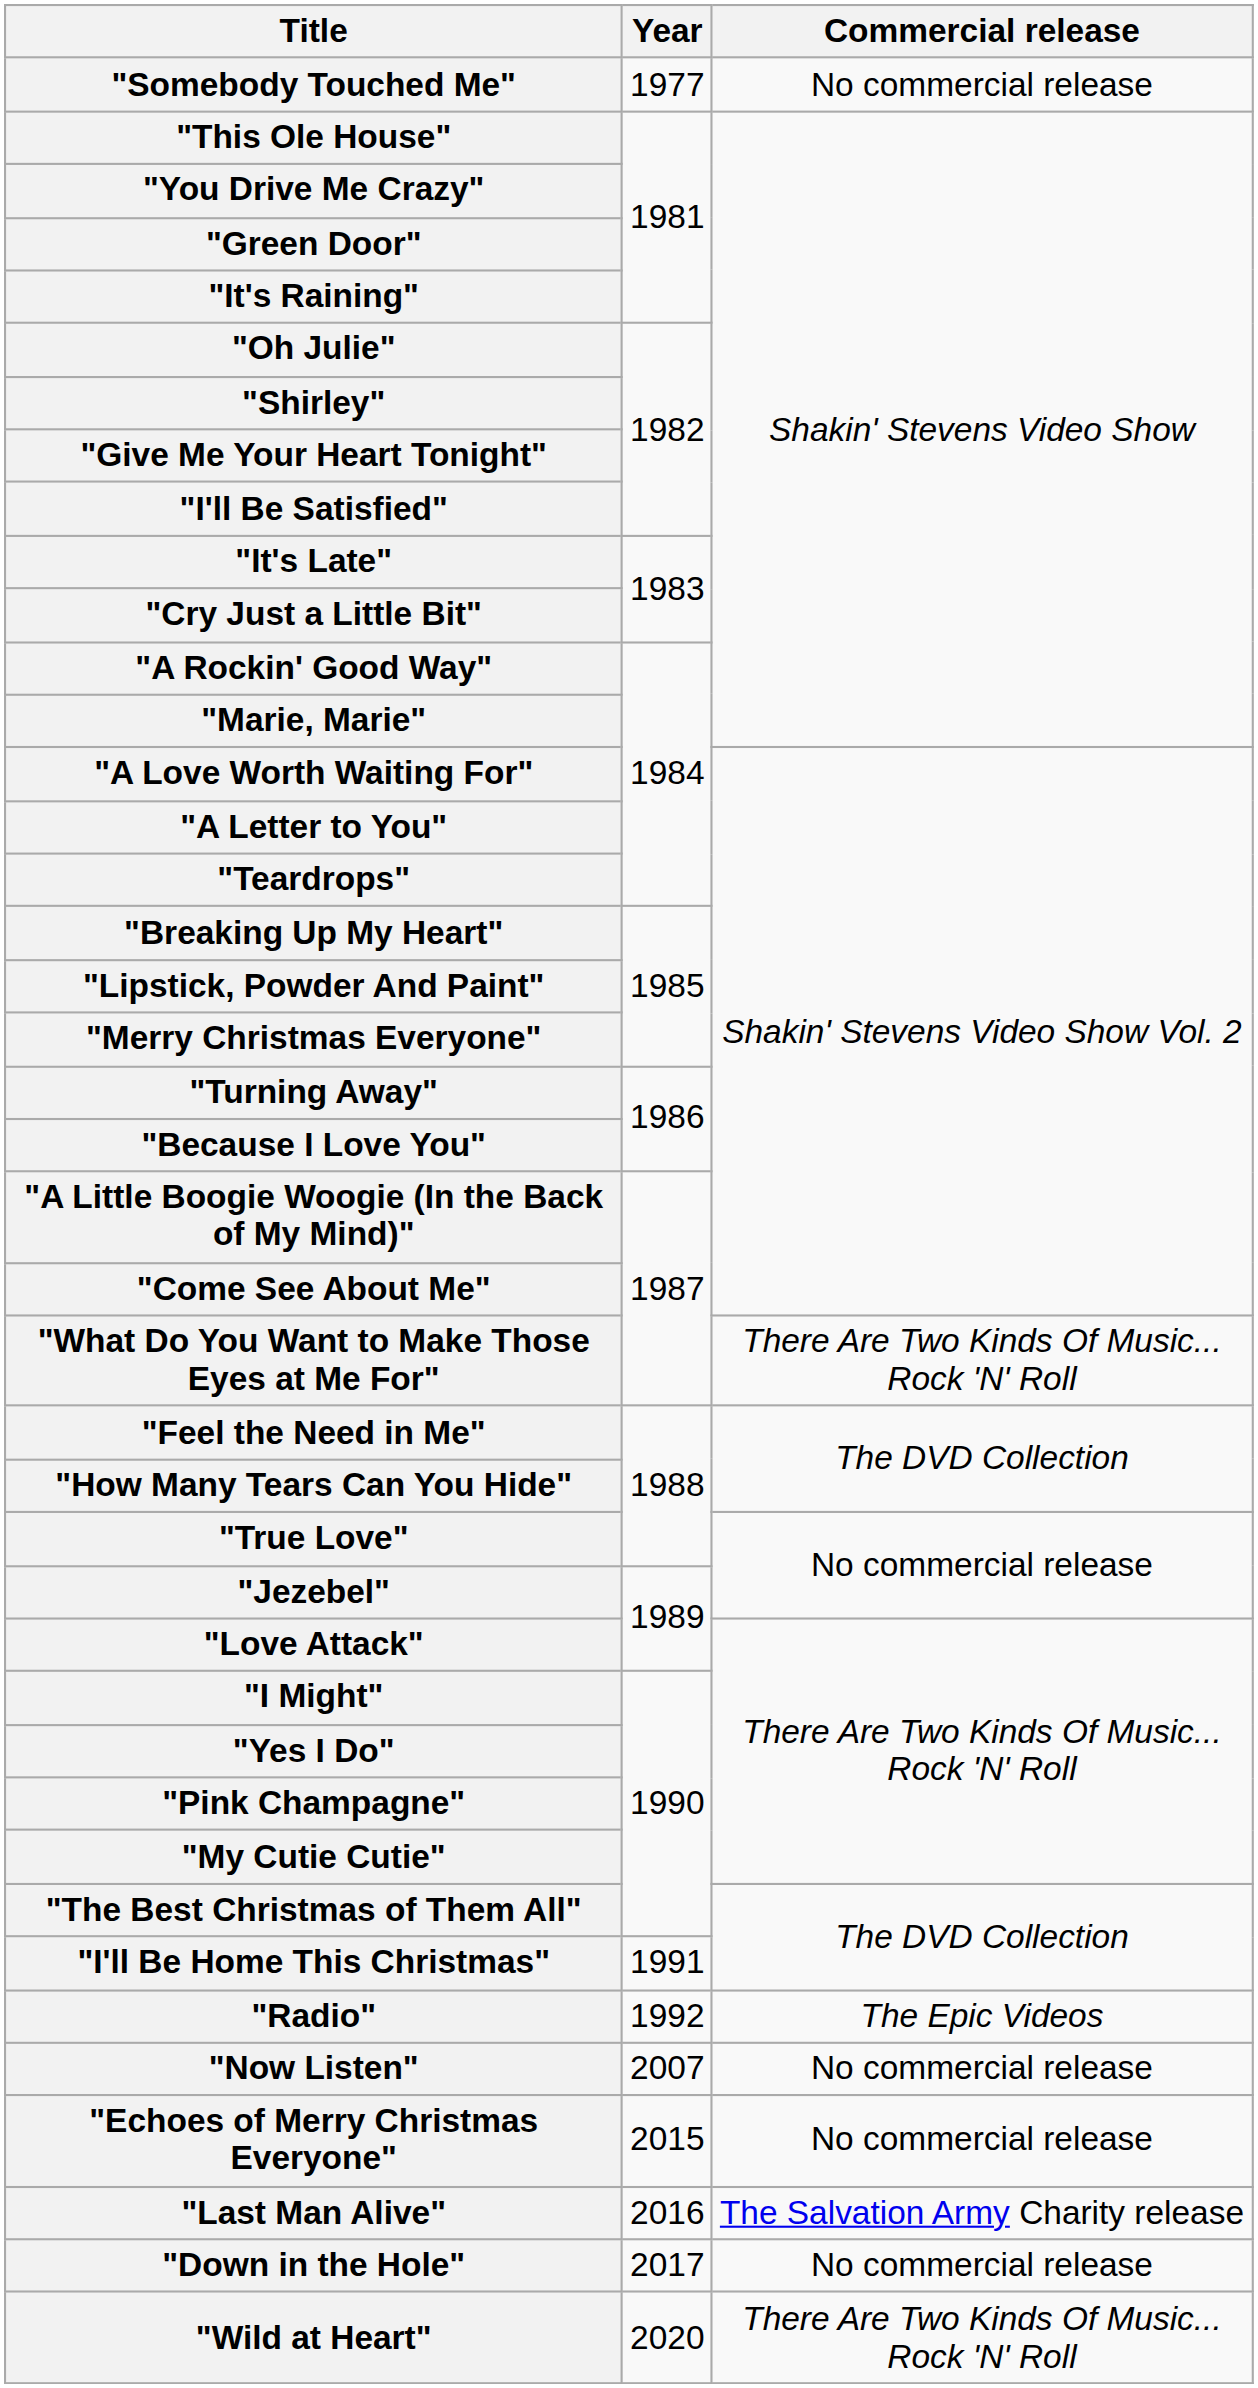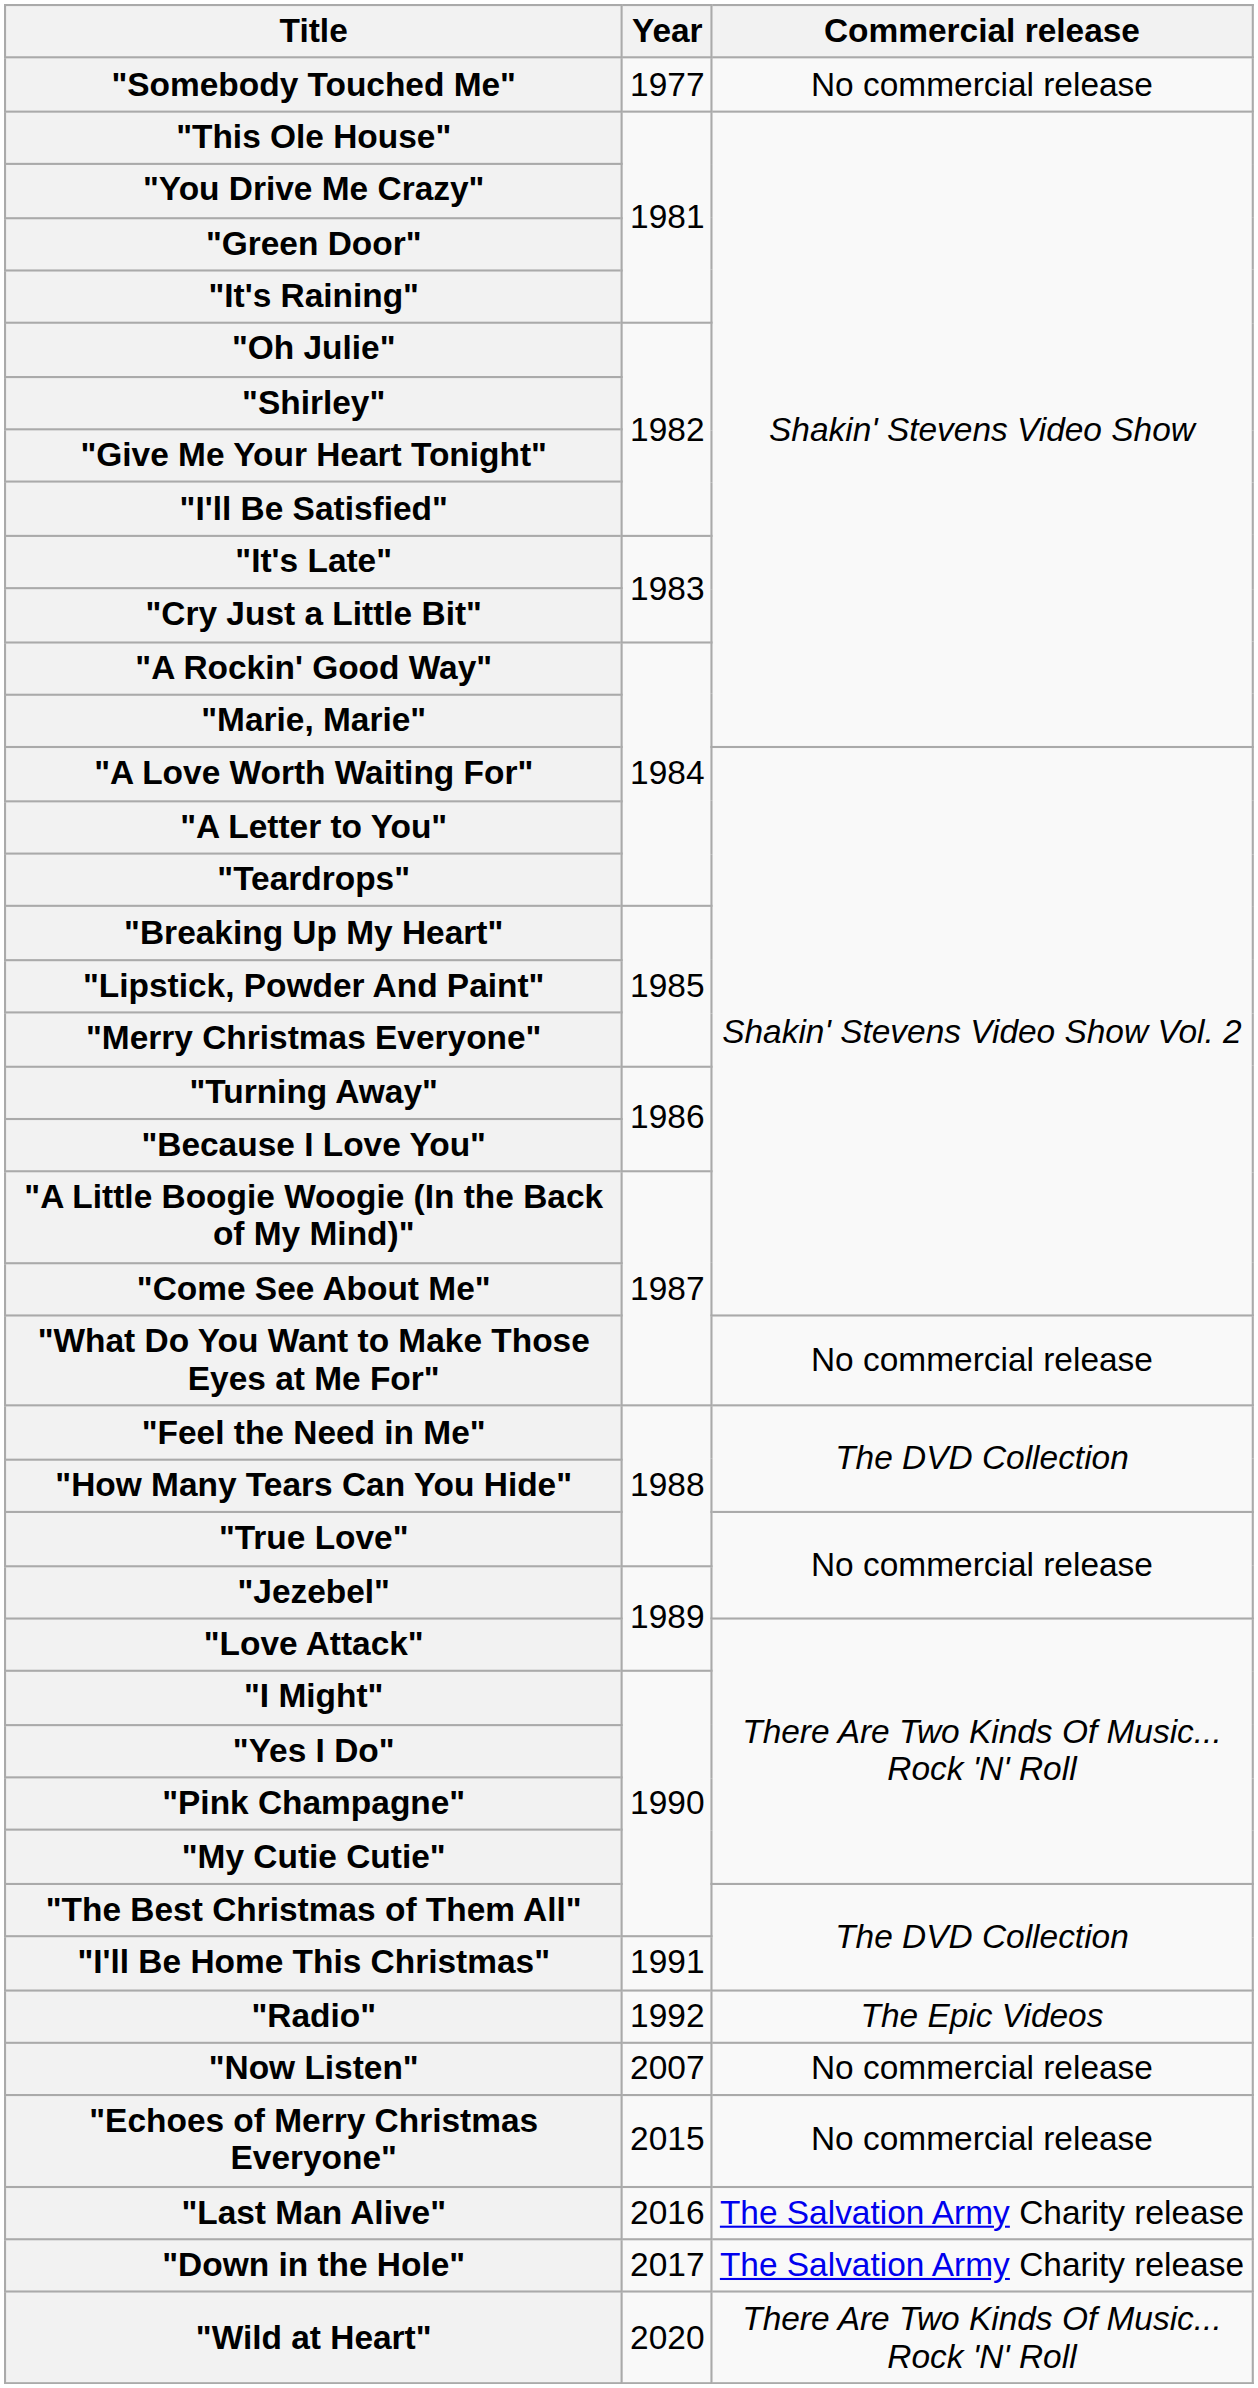(982, 1360) There Are Two Kinds Of Music... Rock 'N' Roll -> (982, 1360) No commercial release
(982, 2265) No commercial release -> (982, 2265) The Salvation Army Charity release
